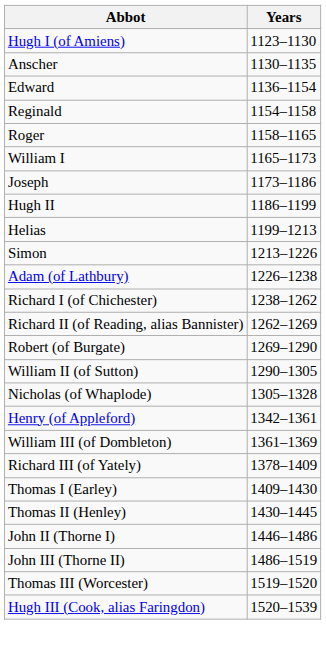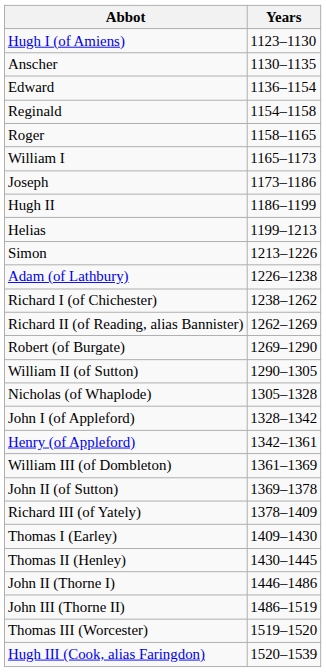+ row: (71, 418)
+ row: (63, 489)
